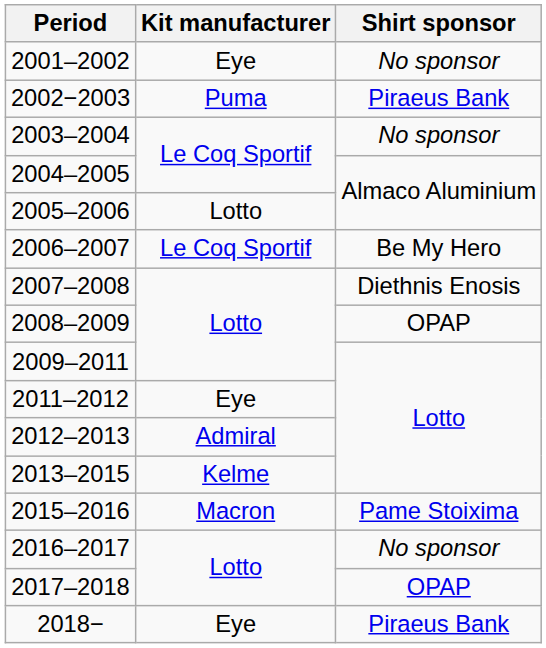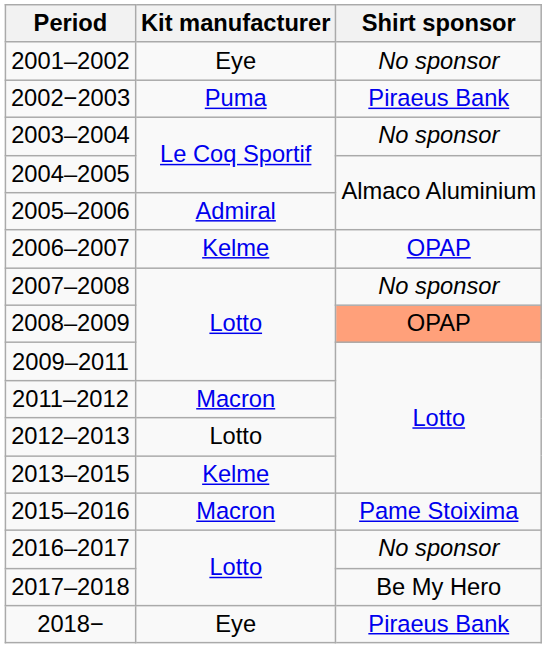(236, 211) Lotto -> (236, 211) Admiral
(236, 248) Le Coq Sportif -> (236, 248) Kelme
(439, 248) Be My Hero -> (439, 248) OPAP
(439, 286) Diethnis Enosis -> (439, 286) No sponsor
(439, 323) no background -> (439, 323) lightsalmon background
(236, 398) Eye -> (236, 398) Macron
(236, 436) Admiral -> (236, 436) Lotto
(439, 586) OPAP -> (439, 586) Be My Hero
